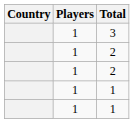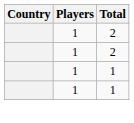- row: (29, 33)
